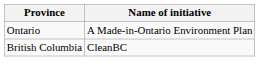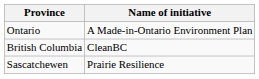+ row: (37, 64)
